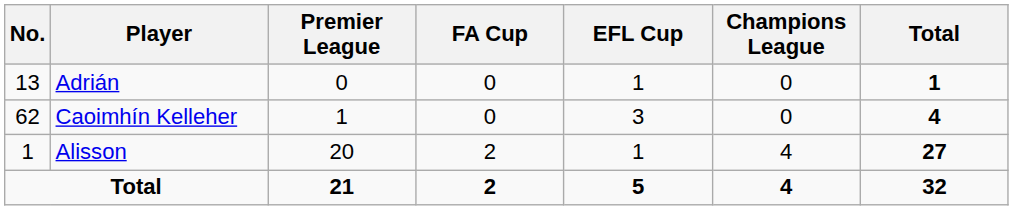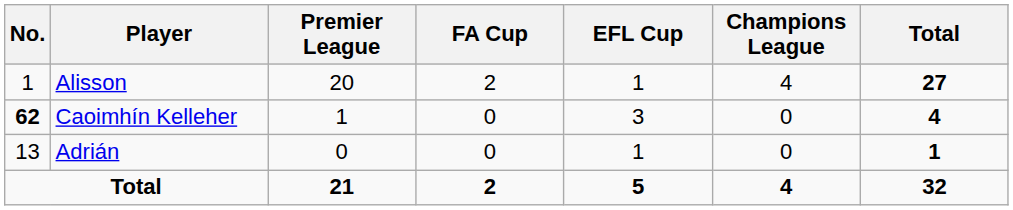rows swapped: (91, 151) <-> (87, 81)
(28, 116) normal -> (28, 116) bold
